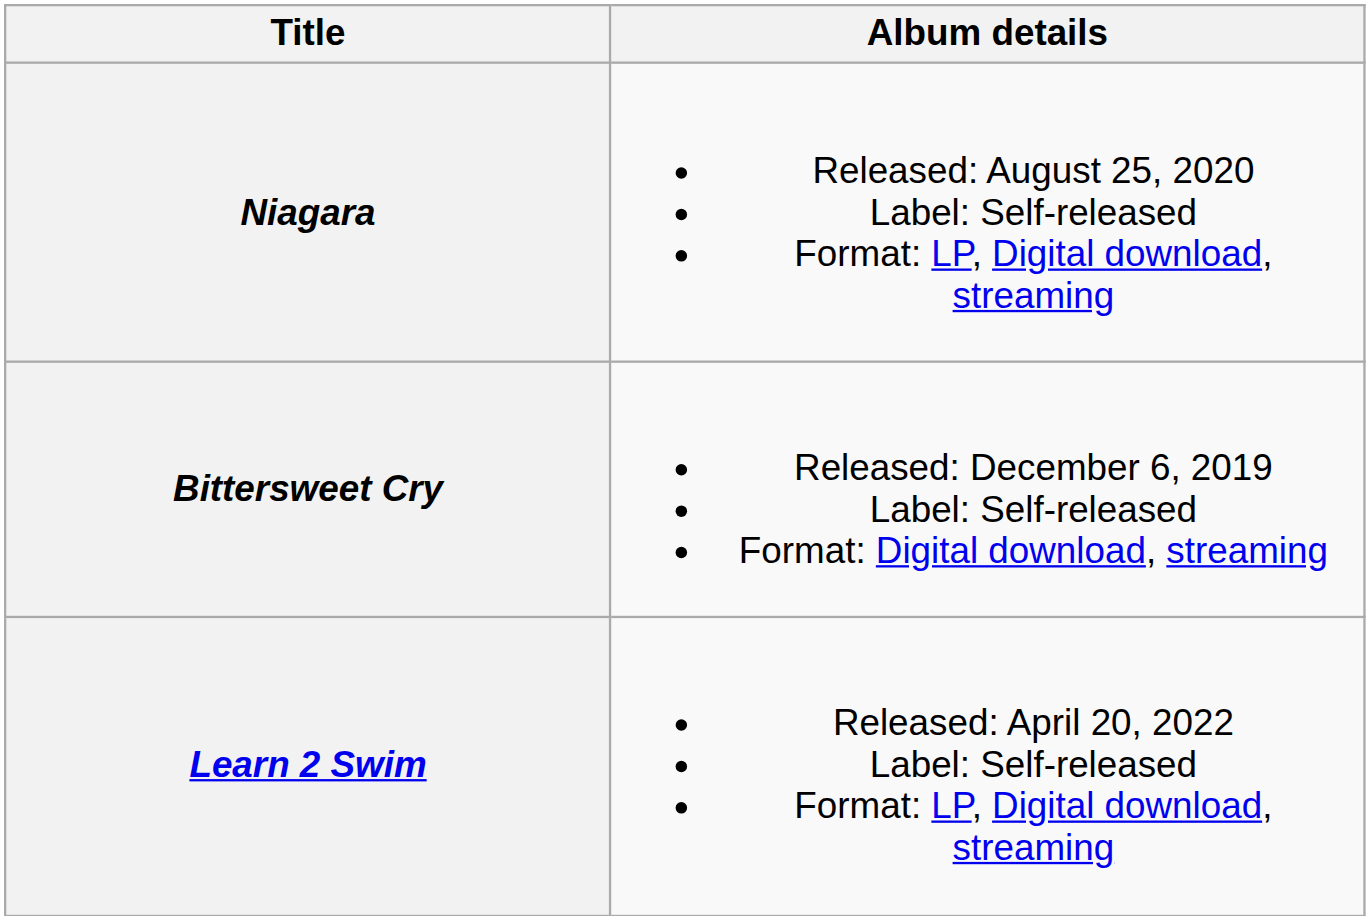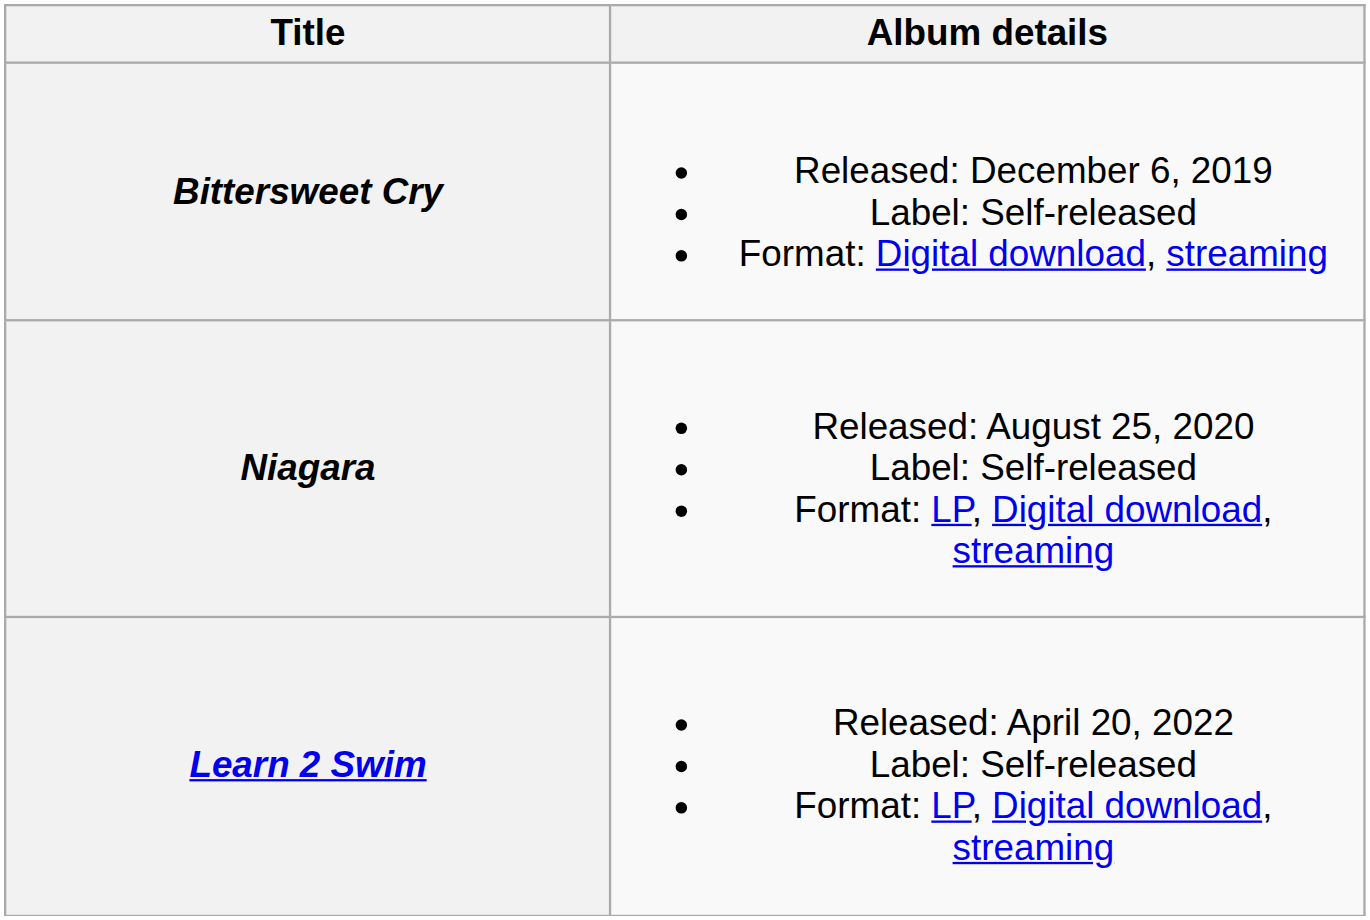rows swapped: (308, 488) <-> (308, 211)
